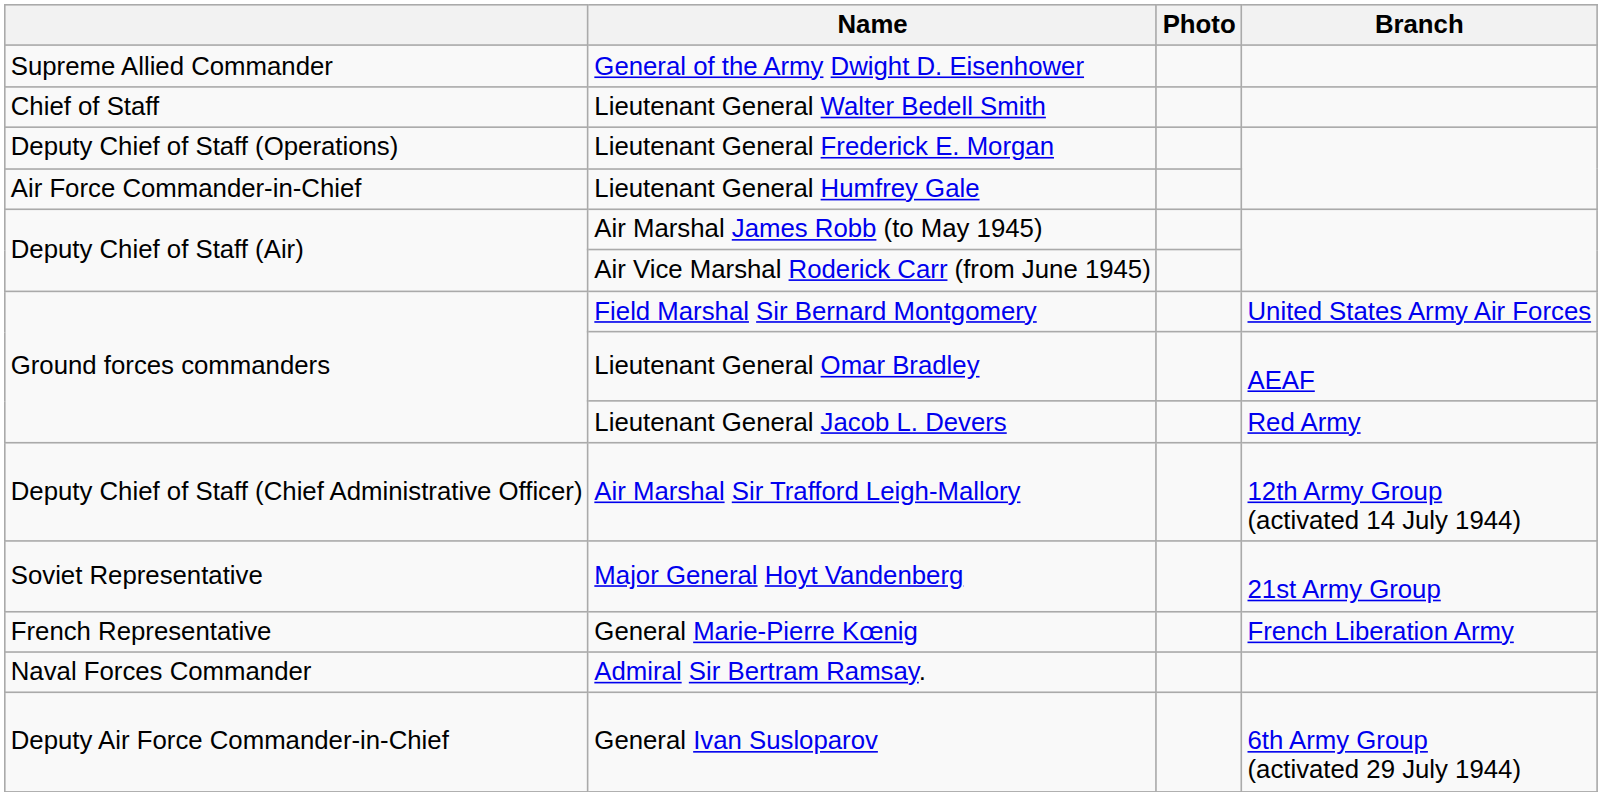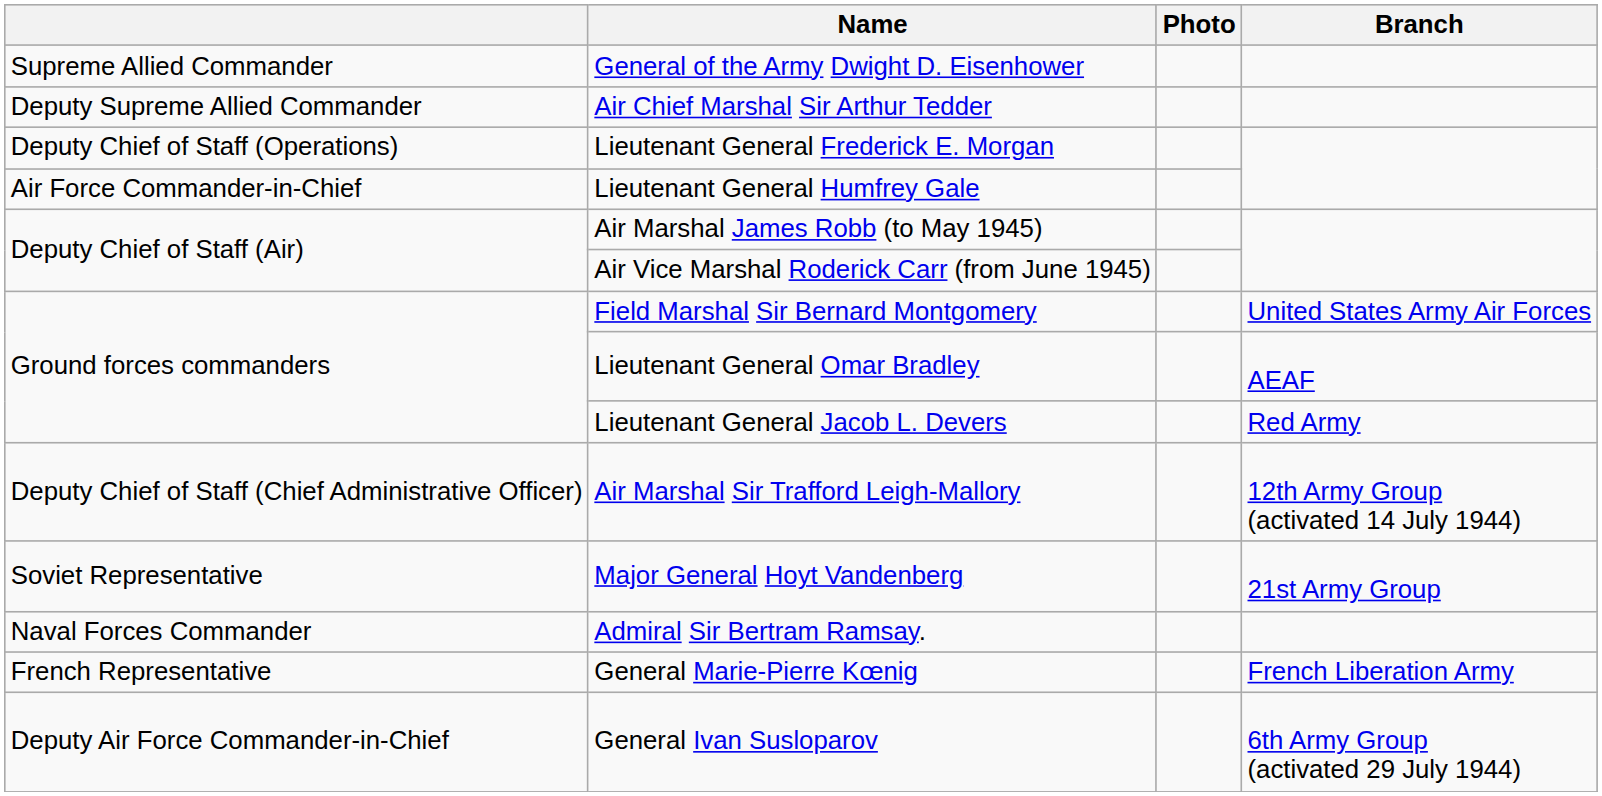+ row: (793, 106)
- row: (820, 106)
rows swapped: (760, 671) <-> (756, 631)
